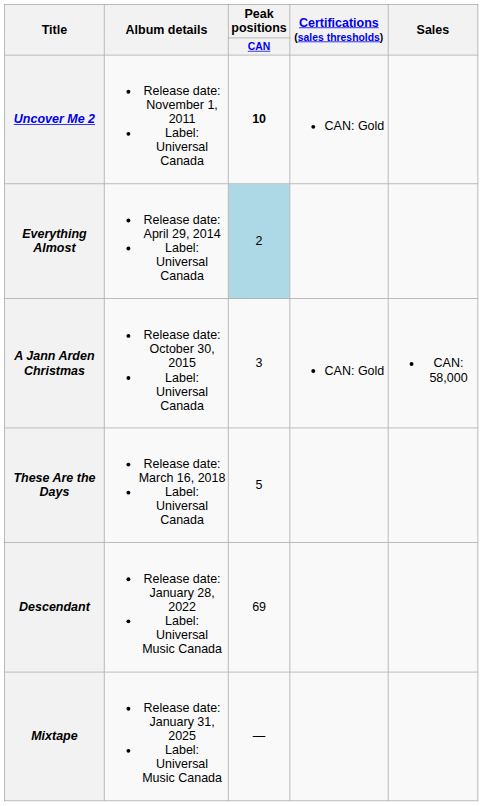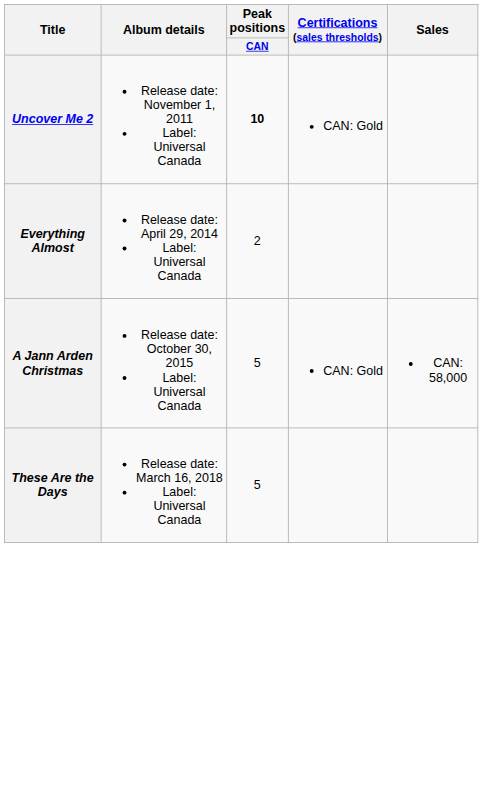(259, 241) lightblue background -> (257, 241) no background
(259, 363) 3 -> (257, 363) 5
- row: (54, 607)
- row: (54, 736)
